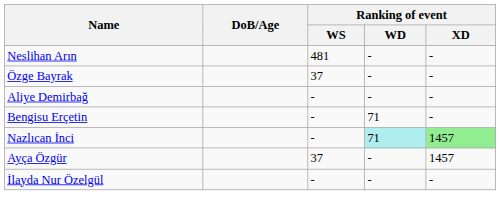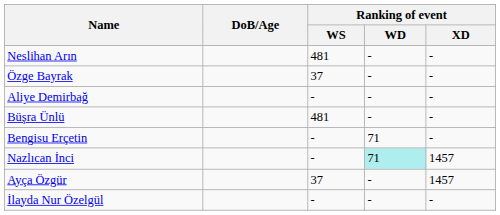+ row: (36, 117)
(441, 138) lightgreen background -> (441, 158) no background
